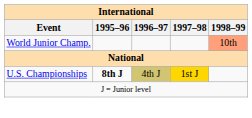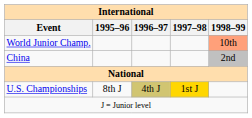+ row: (18, 58)
(112, 74) bold -> (112, 89) normal
